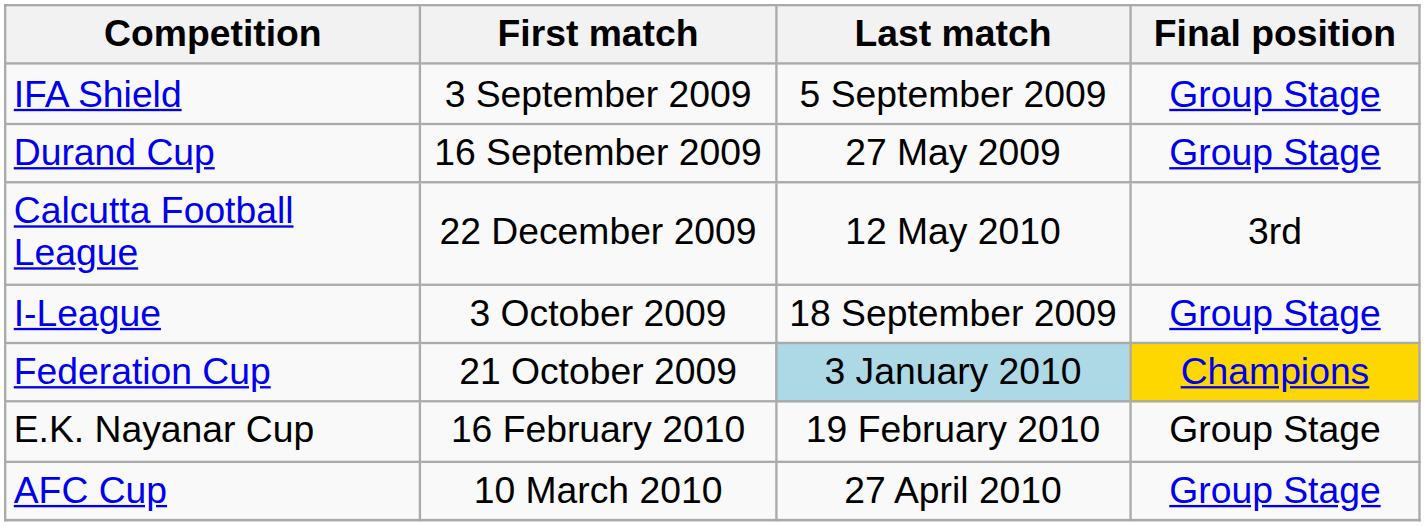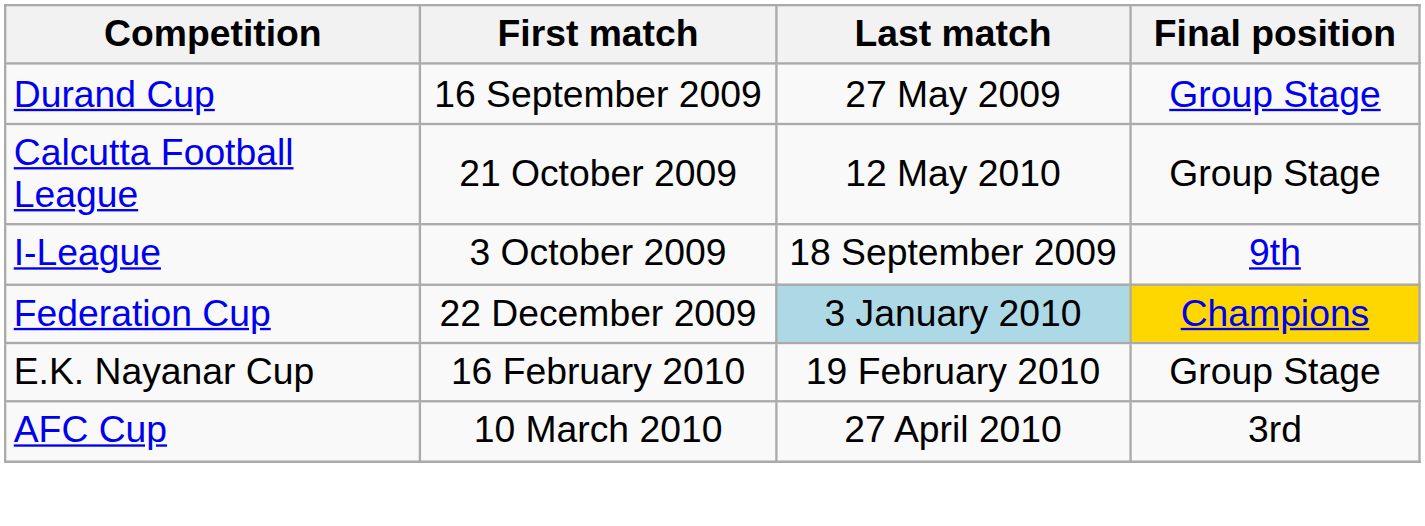- row: (98, 93)
(598, 232) 22 December 2009 -> (598, 173) 21 October 2009
(1275, 232) 3rd -> (1275, 173) Group Stage
(1275, 312) Group Stage -> (1275, 253) 9th
(598, 371) 21 October 2009 -> (598, 312) 22 December 2009
(1275, 489) Group Stage -> (1275, 430) 3rd
